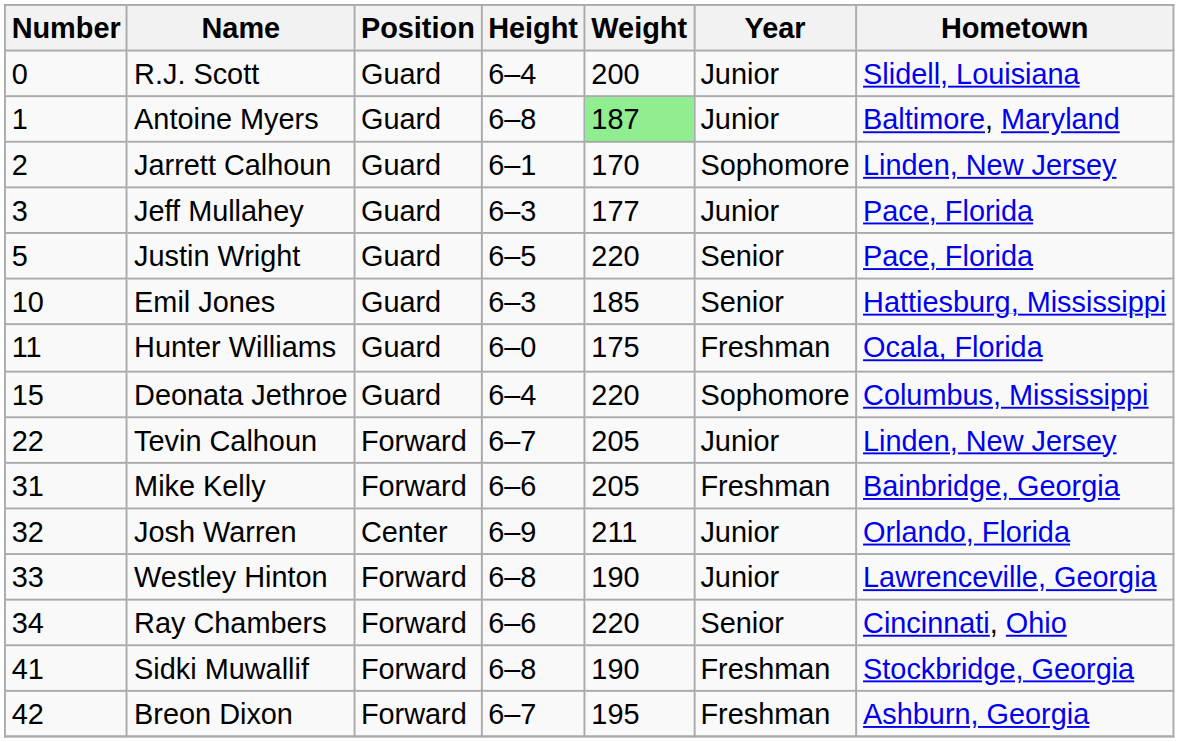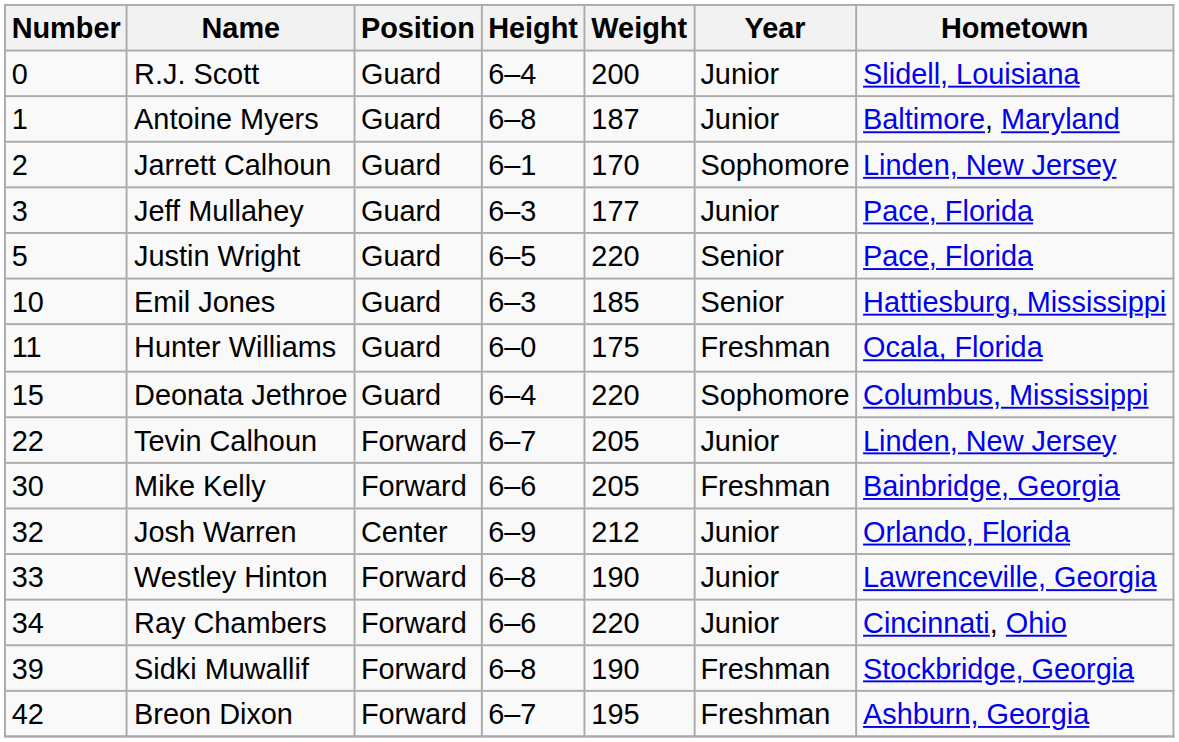(615, 119) lightgreen background -> (615, 119) no background
(28, 485) 31 -> (28, 485) 30
(614, 531) 211 -> (615, 531) 212
(742, 622) Senior -> (740, 622) Junior
(28, 668) 41 -> (28, 668) 39
